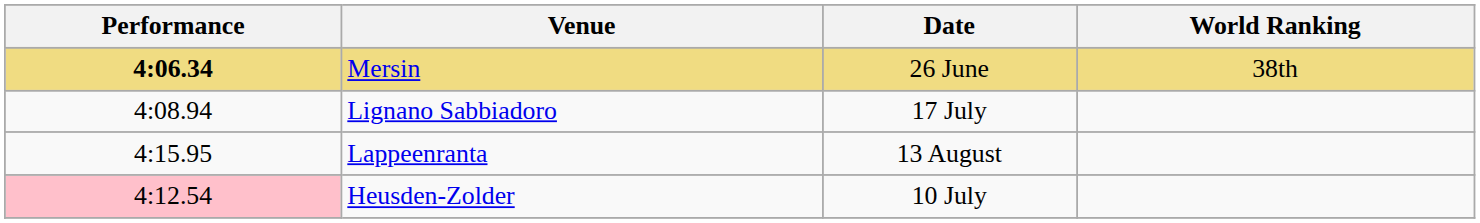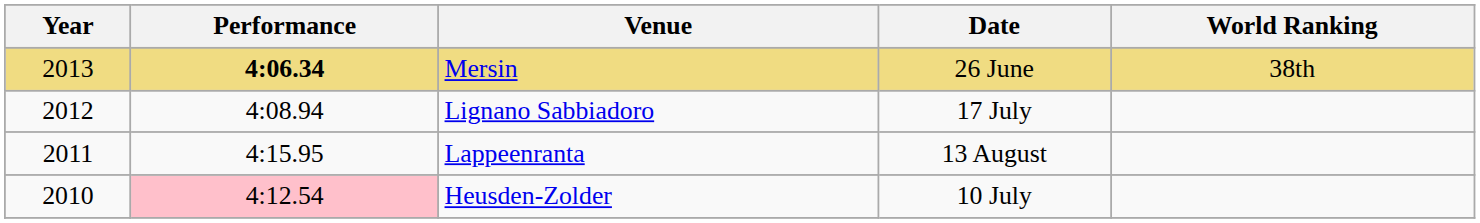+ column: (68, 26)
